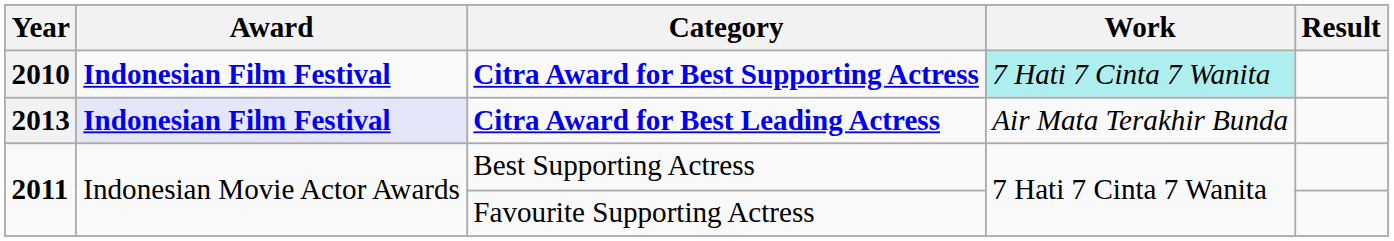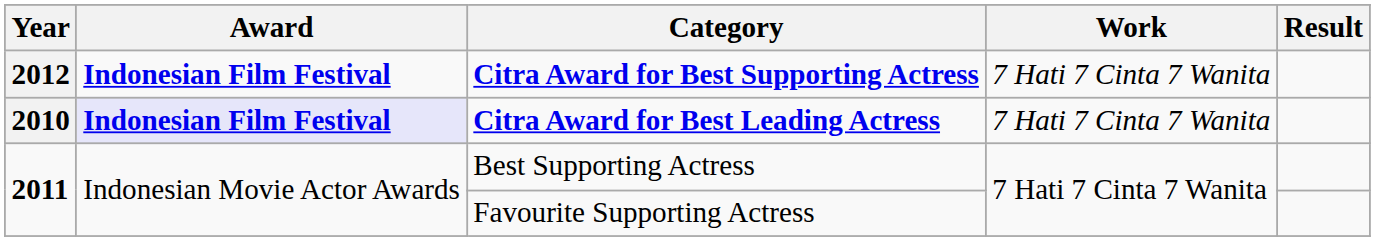(41, 73) 2010 -> (41, 73) 2012
(1131, 73) paleturquoise background -> (1131, 73) no background
(41, 119) 2013 -> (41, 119) 2010
(1140, 119) Air Mata Terakhir Bunda -> (1131, 119) 7 Hati 7 Cinta 7 Wanita
